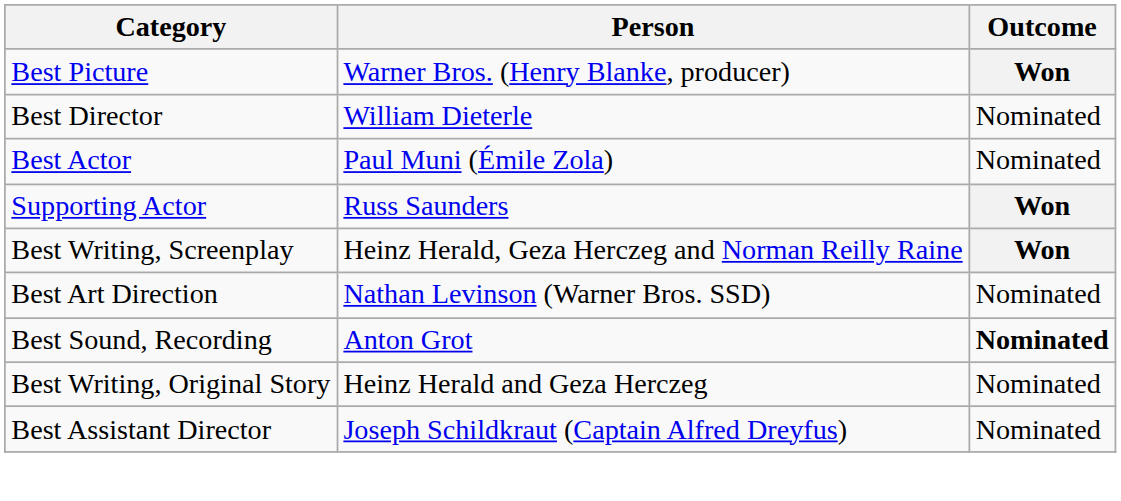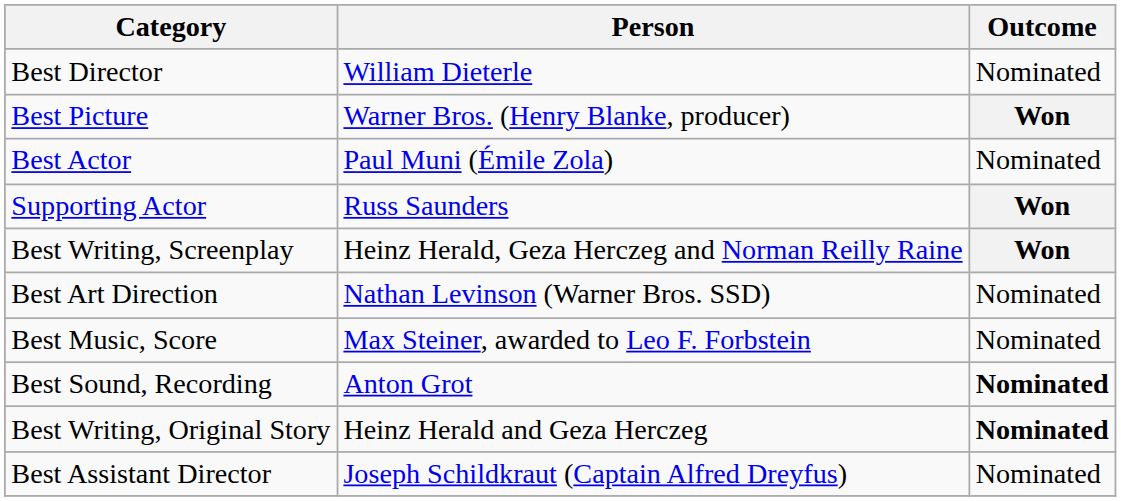rows swapped: (80, 71) <-> (87, 116)
+ row: (114, 339)
(1042, 384) normal -> (1042, 429) bold
